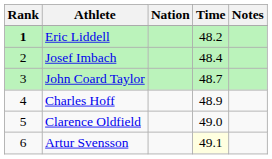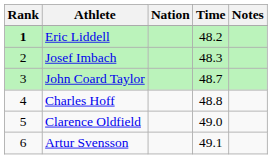(211, 57) 48.4 -> (211, 57) 48.3
(211, 100) 48.9 -> (211, 100) 48.8
(211, 143) lightyellow background -> (211, 143) no background
